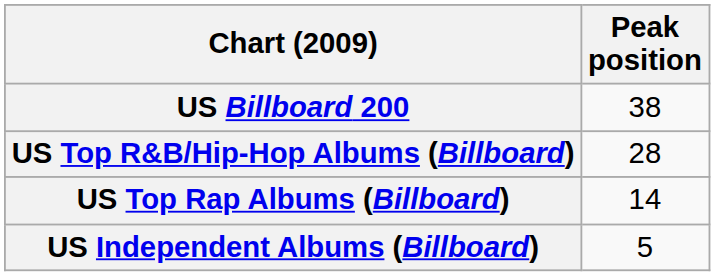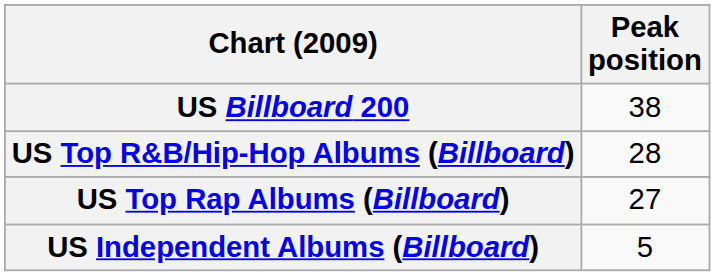(645, 199) 14 -> (645, 199) 27
